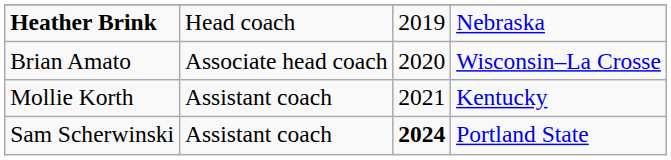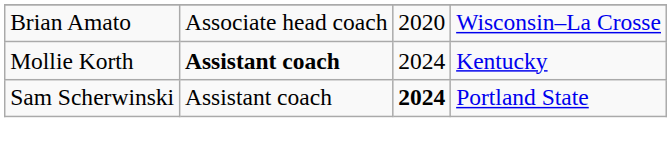- row: (83, 23)
(258, 97) normal -> (262, 60) bold
(422, 97) 2021 -> (422, 60) 2024
